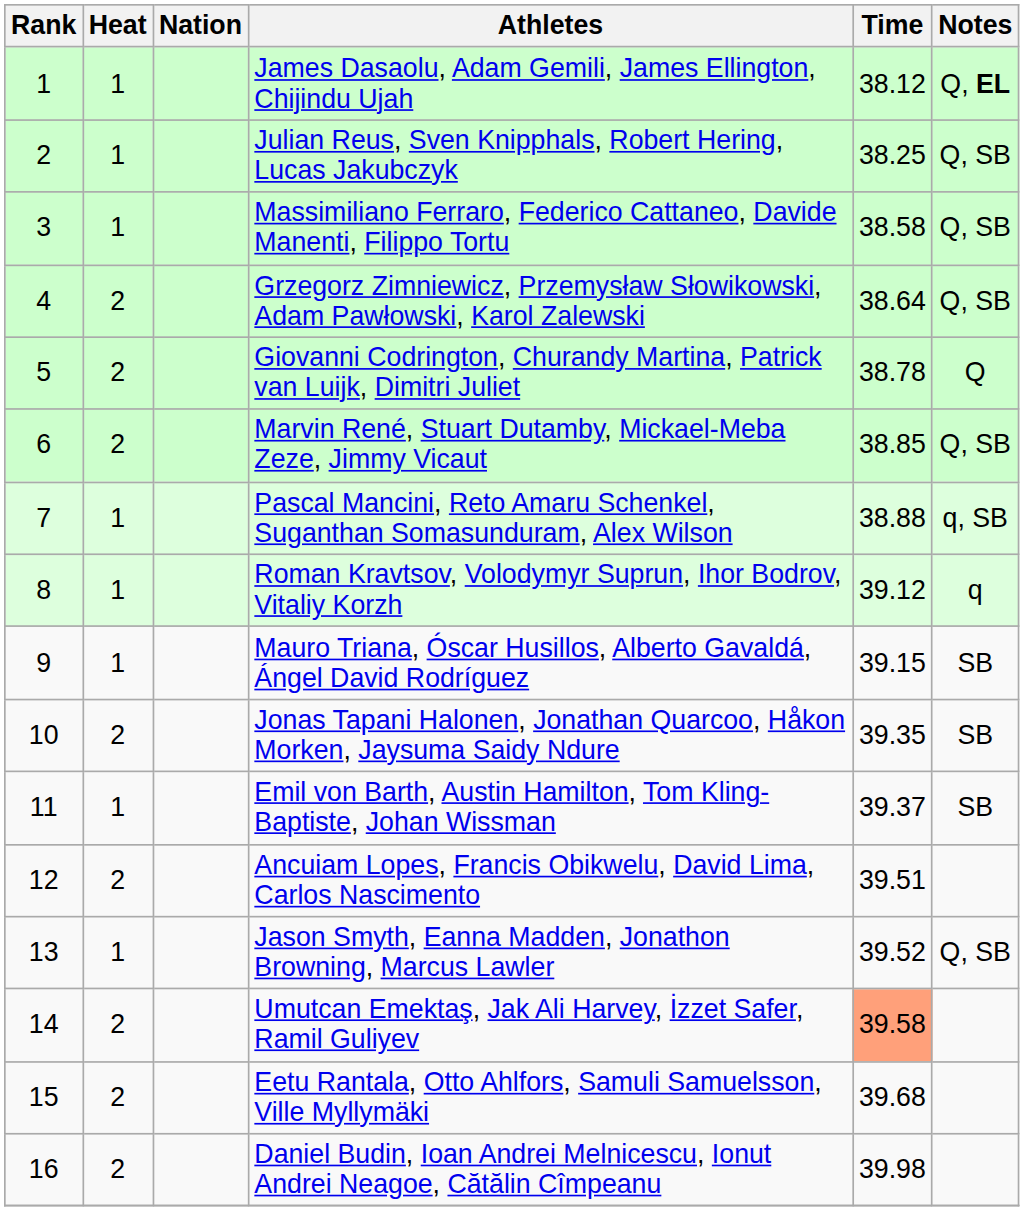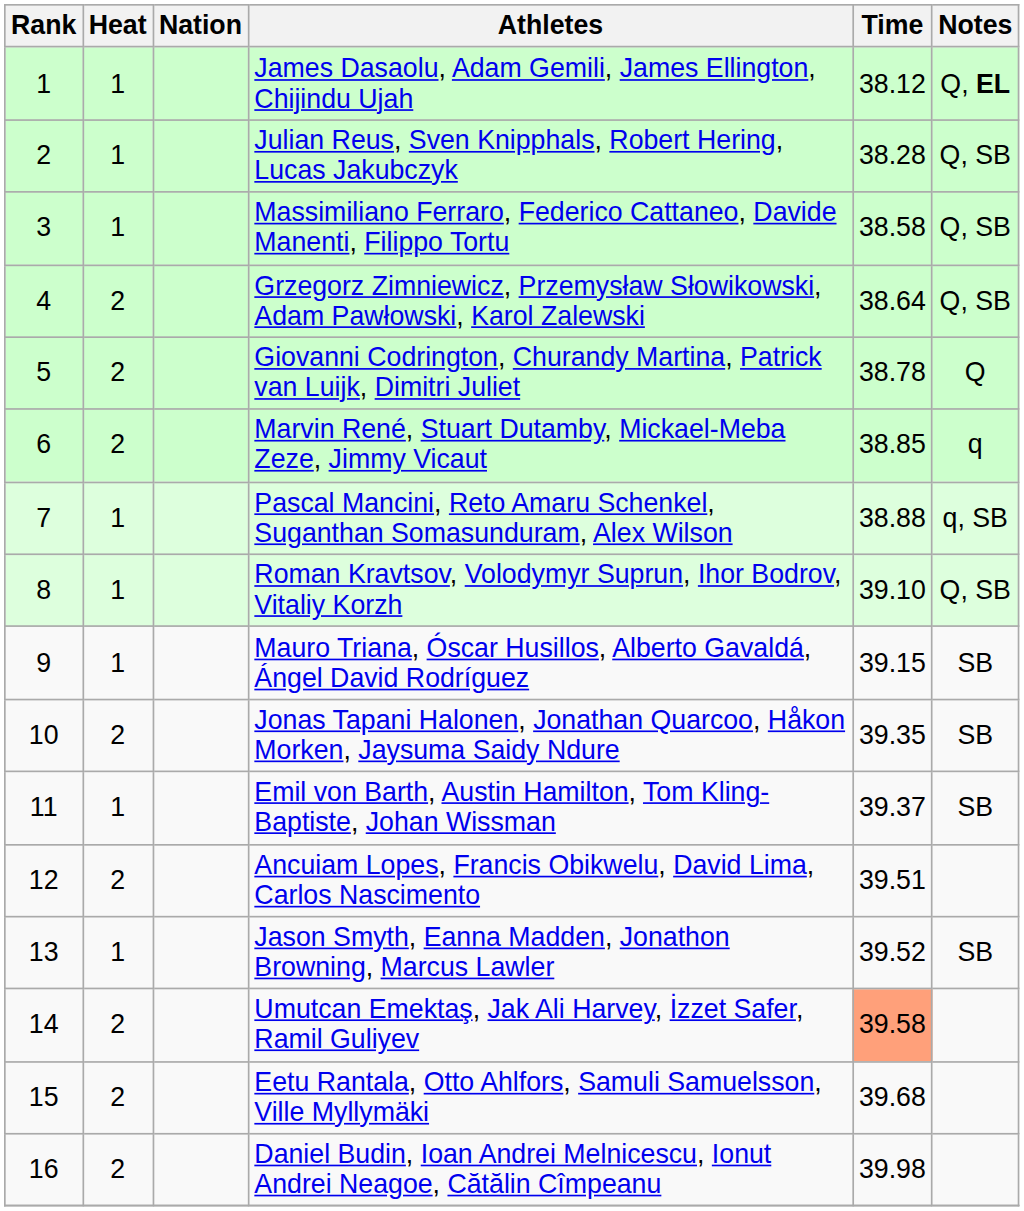(892, 155) 38.25 -> (892, 155) 38.28
(975, 445) Q, SB -> (975, 445) q
(892, 590) 39.12 -> (892, 590) 39.10
(975, 590) q -> (975, 590) Q, SB
(975, 952) Q, SB -> (975, 952) SB
